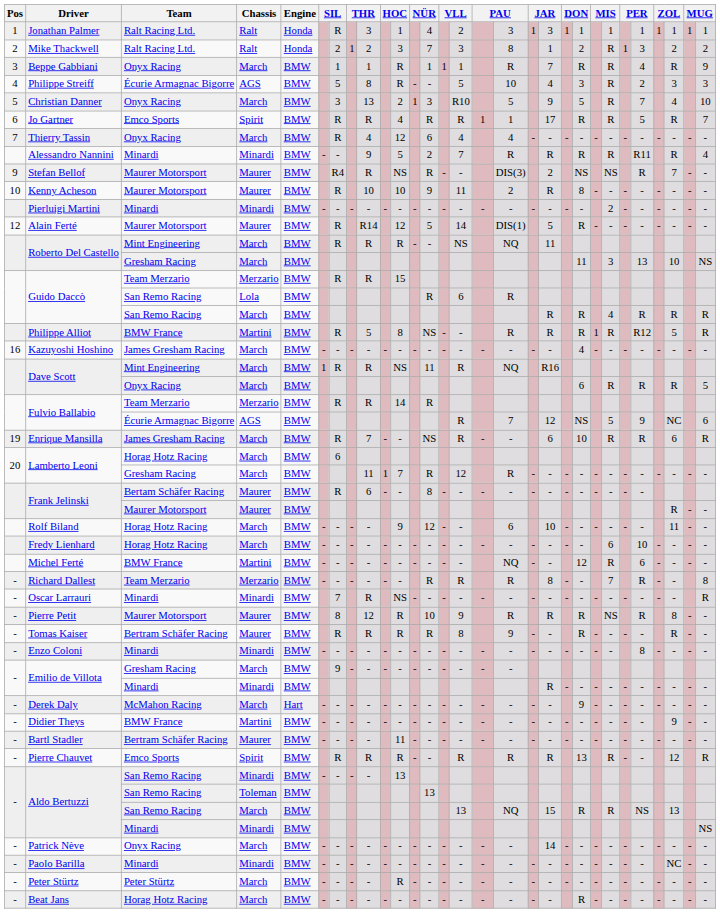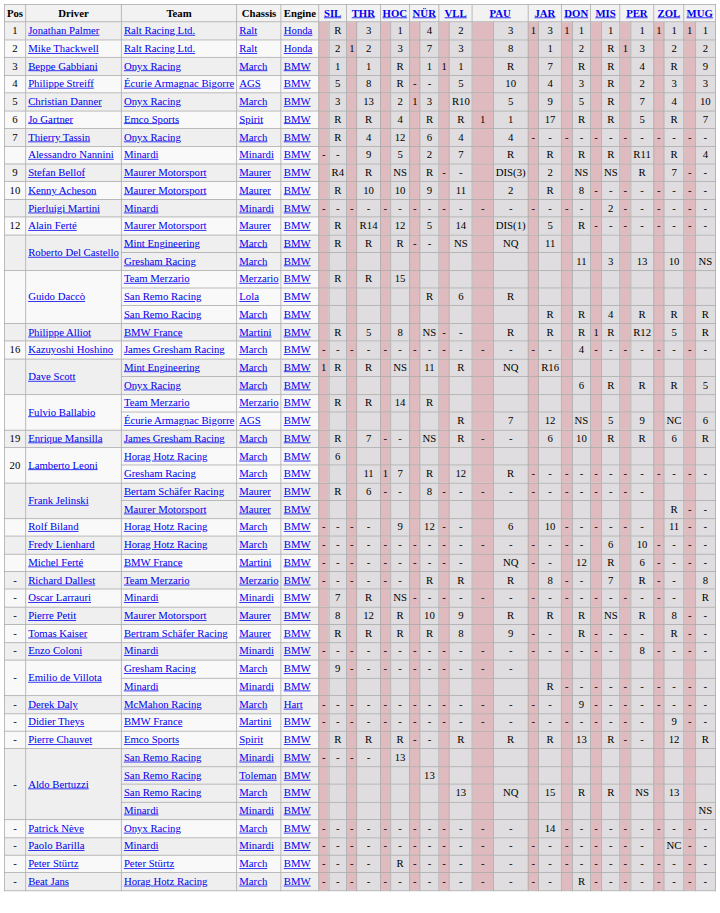- row: (55, 739)
